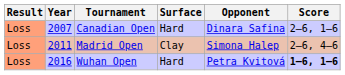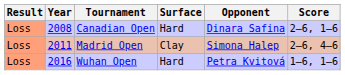(60, 29) 2007 -> (60, 29) 2008
(314, 61) bold -> (314, 61) normal
